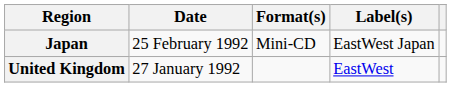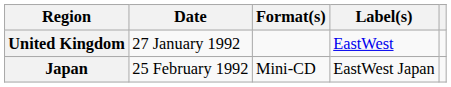rows swapped: (67, 69) <-> (67, 43)
